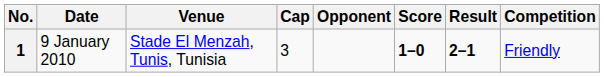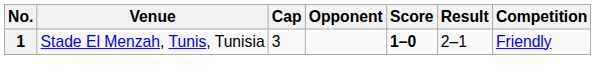- column: (82, 16)
(462, 50) bold -> (454, 41) normal
